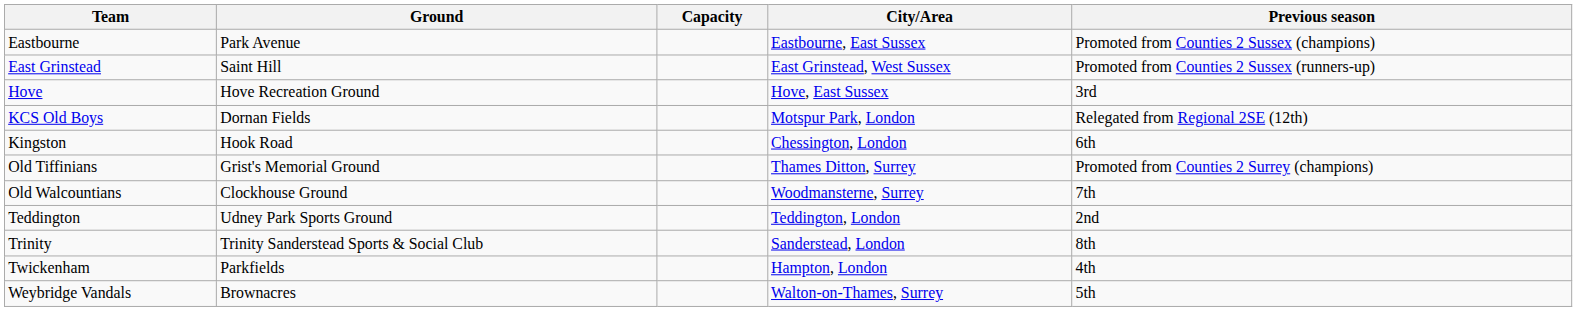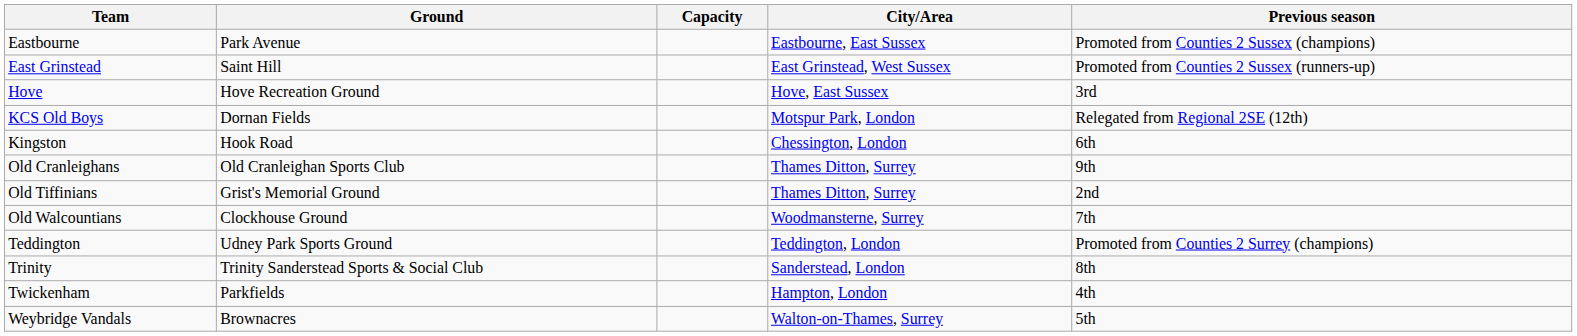+ row: (64, 167)
(1224, 167) Promoted from Counties 2 Surrey (champions) -> (1087, 192) 2nd
(1087, 218) 2nd -> (1224, 243) Promoted from Counties 2 Surrey (champions)
